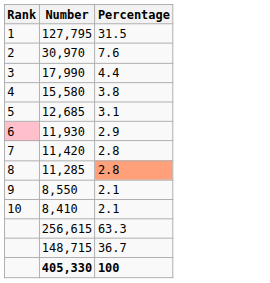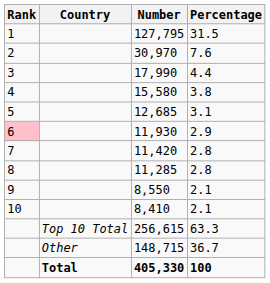+ column: (85, 14)
(109, 170) lightsalmon background -> (201, 170) no background
